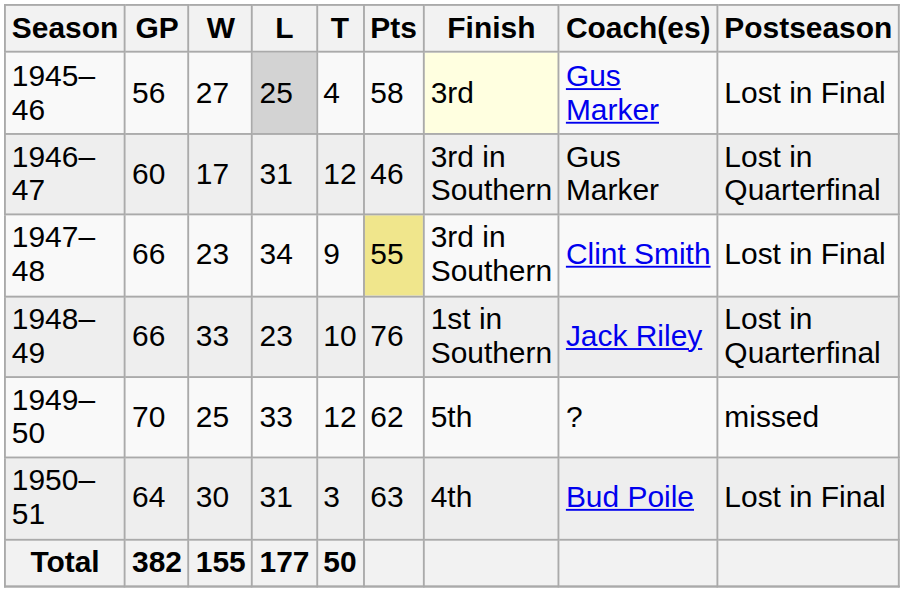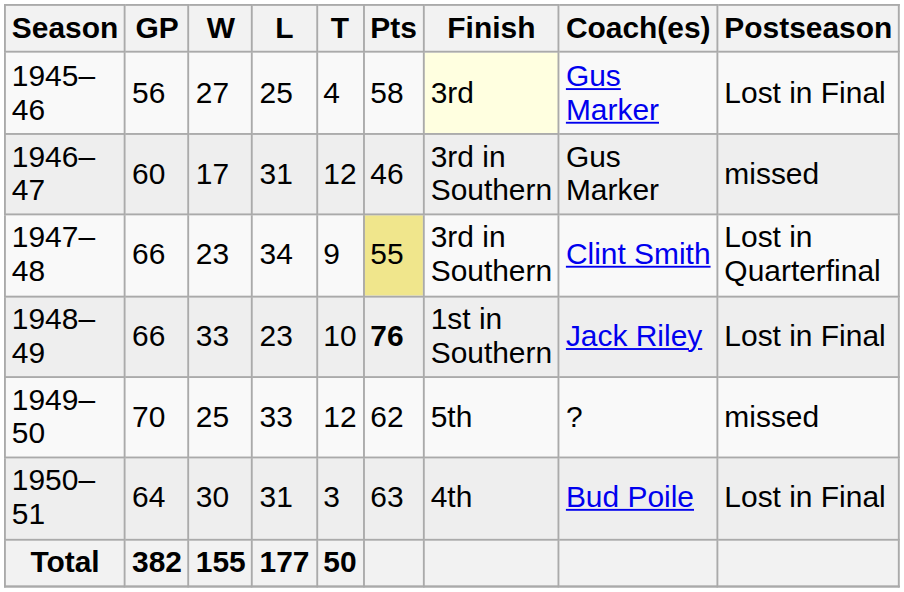(276, 92) lightgrey background -> (276, 92) no background
(803, 173) Lost in Quarterfinal -> (772, 173) missed
(805, 254) Lost in Final -> (803, 254) Lost in Quarterfinal
(387, 335) normal -> (387, 335) bold
(803, 335) Lost in Quarterfinal -> (805, 335) Lost in Final
